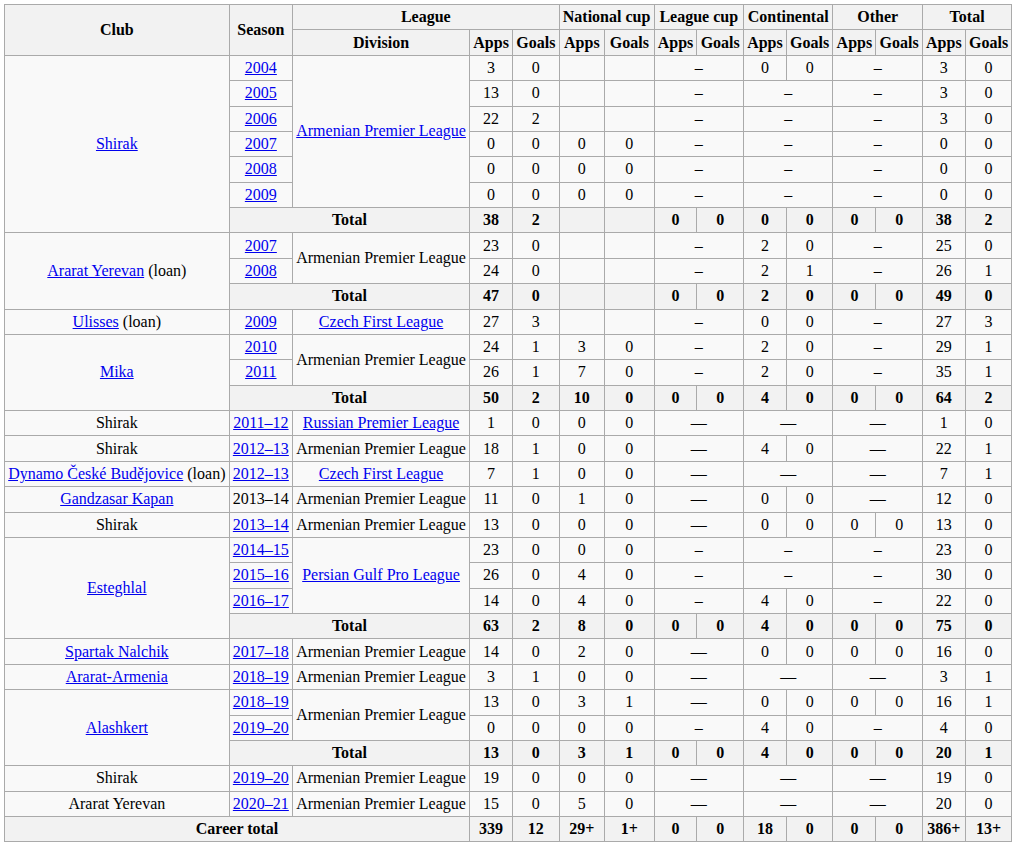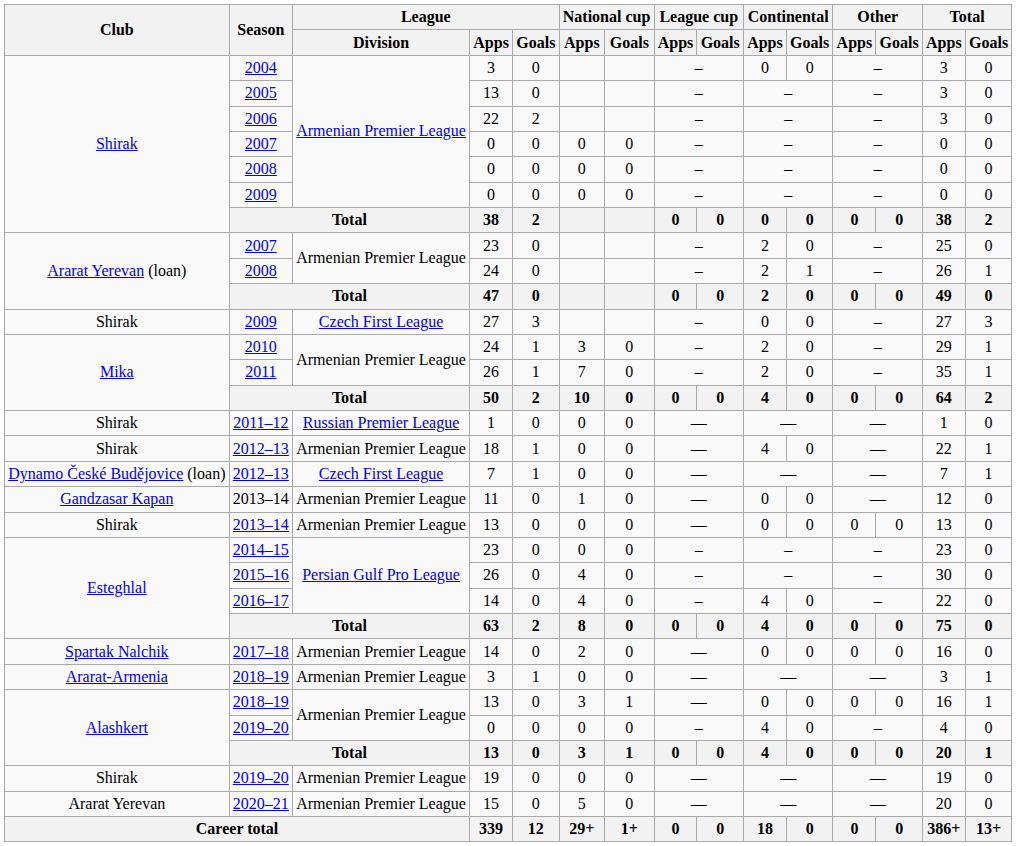(117, 321) Ulisses (loan) -> (117, 321) Shirak
